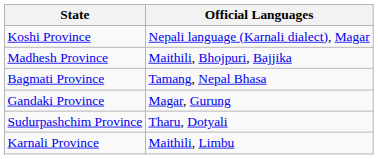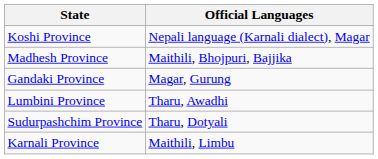- row: (56, 79)
+ row: (56, 100)
